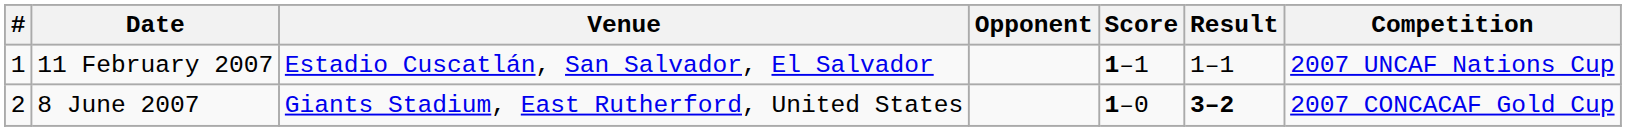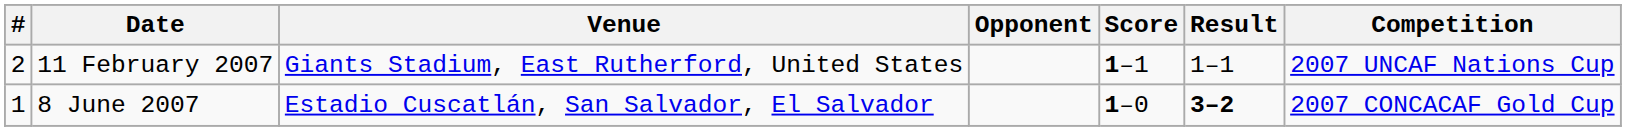(18, 65) 1 -> (18, 65) 2
(609, 65) Estadio Cuscatlán, San Salvador, El Salvador -> (624, 65) Giants Stadium, East Rutherford, United States
(18, 105) 2 -> (18, 105) 1
(624, 105) Giants Stadium, East Rutherford, United States -> (609, 105) Estadio Cuscatlán, San Salvador, El Salvador
